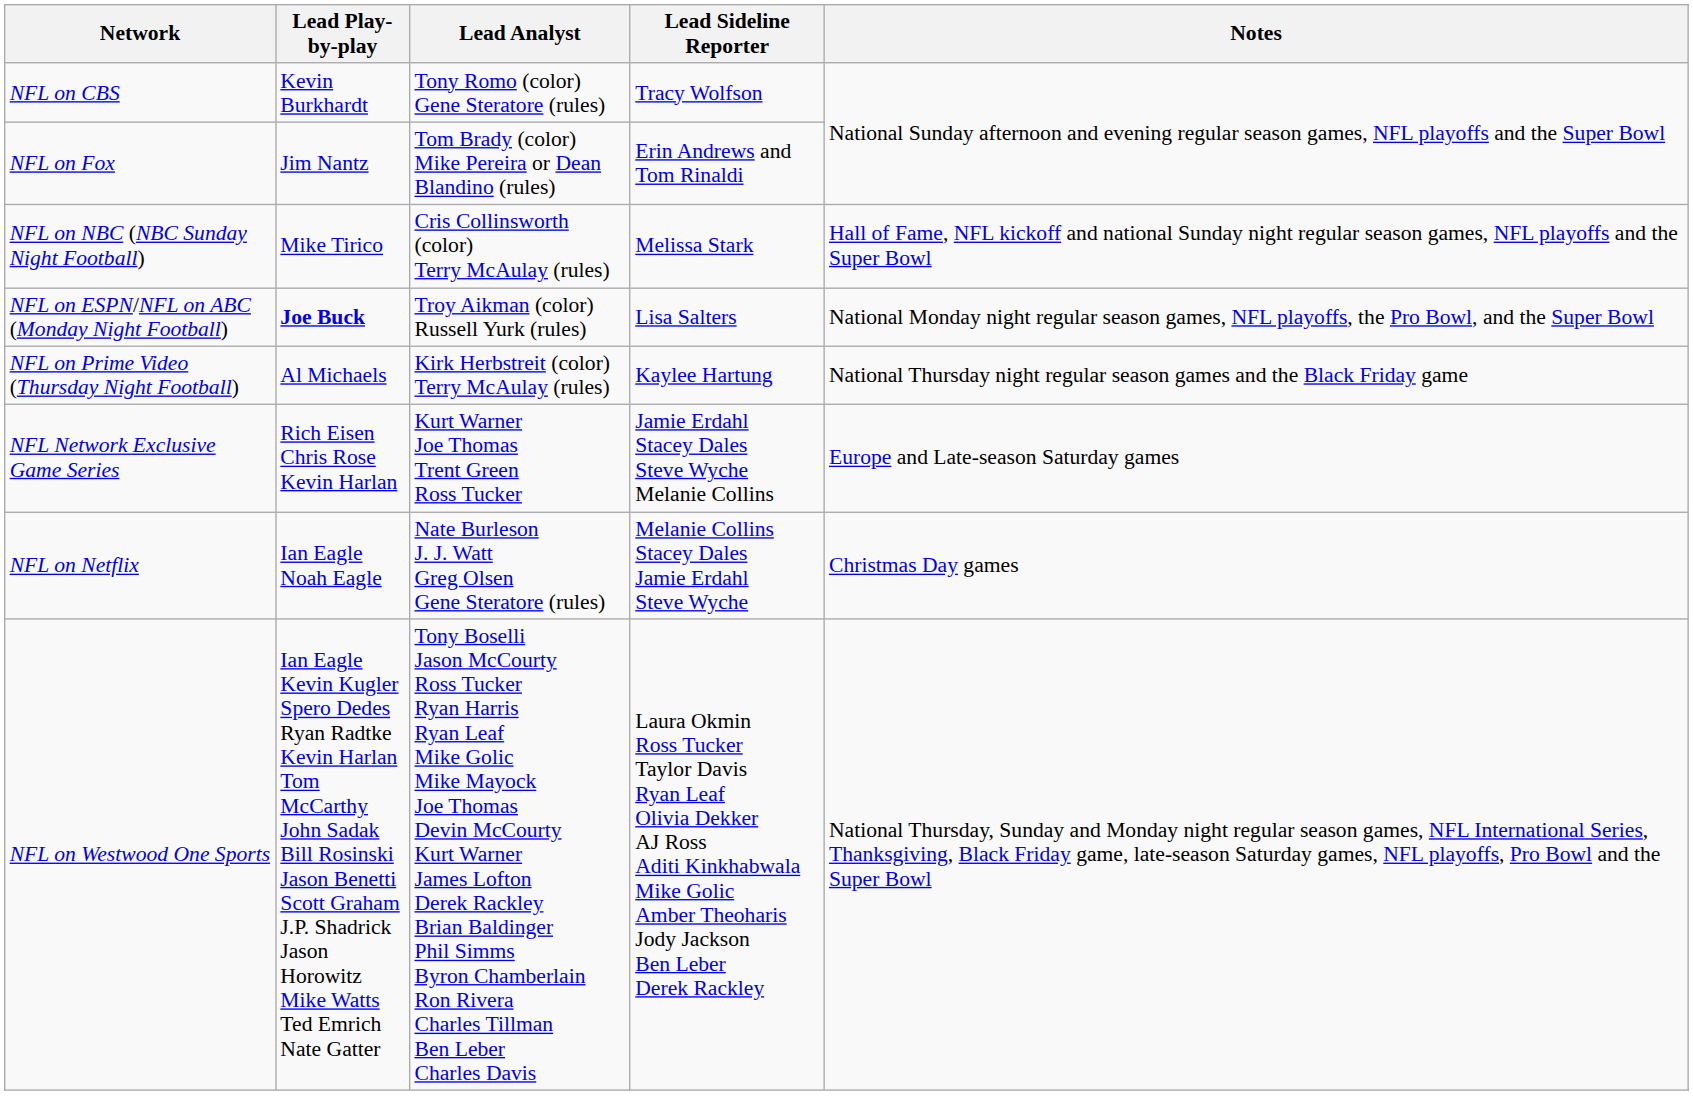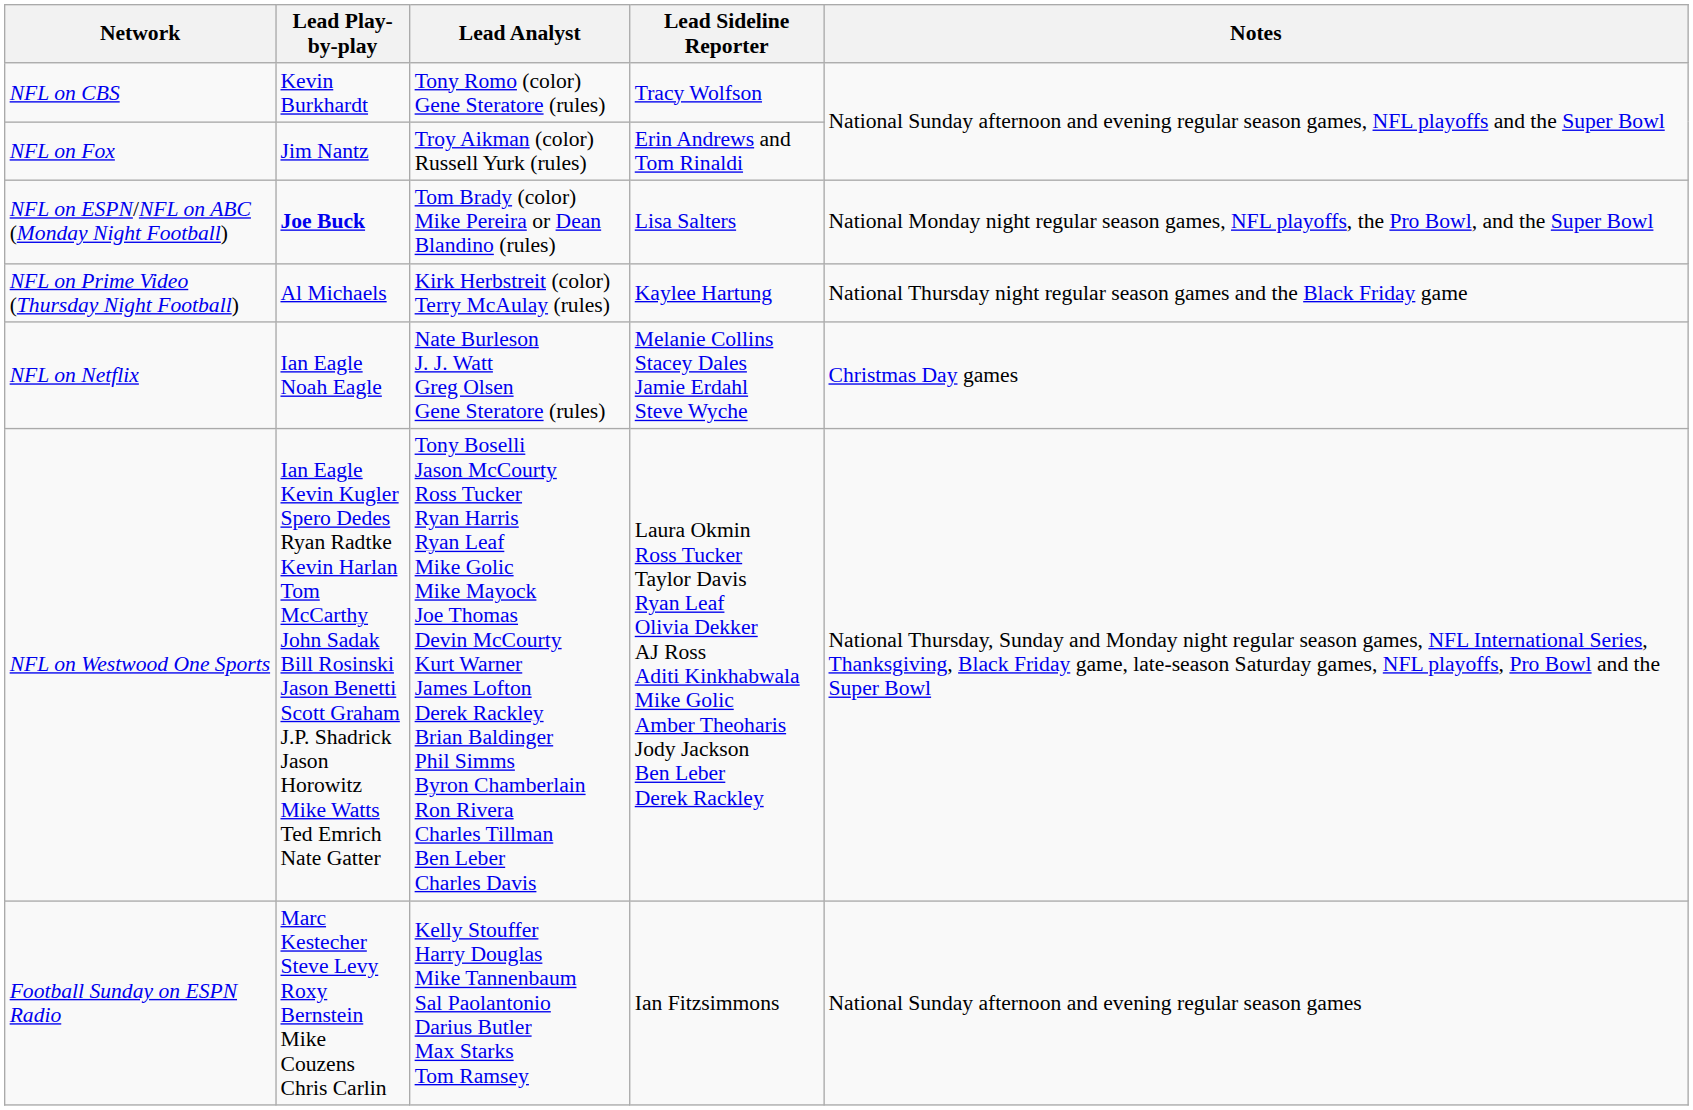(508, 163) Tom Brady (color) Mike Pereira or Dean Blandino (rules) -> (504, 150) Troy Aikman (color) Russell Yurk (rules)
- row: (128, 245)
(504, 316) Troy Aikman (color) Russell Yurk (rules) -> (508, 221) Tom Brady (color) Mike Pereira or Dean Blandino (rules)
- row: (113, 458)
+ row: (123, 1002)
